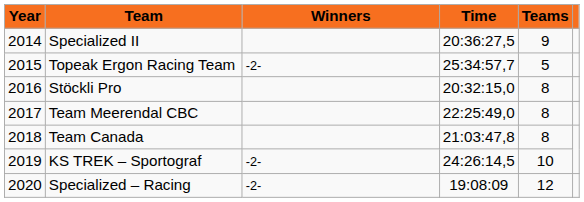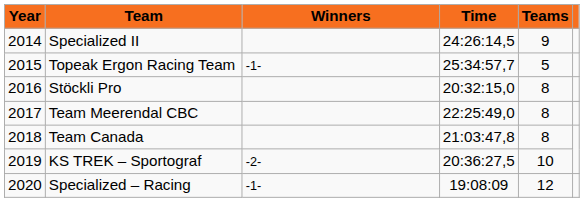(479, 40) 20:36:27,5 -> (479, 40) 24:26:14,5
(254, 65) -2- -> (254, 65) -1-
(479, 161) 24:26:14,5 -> (479, 161) 20:36:27,5
(254, 186) -2- -> (254, 186) -1-
